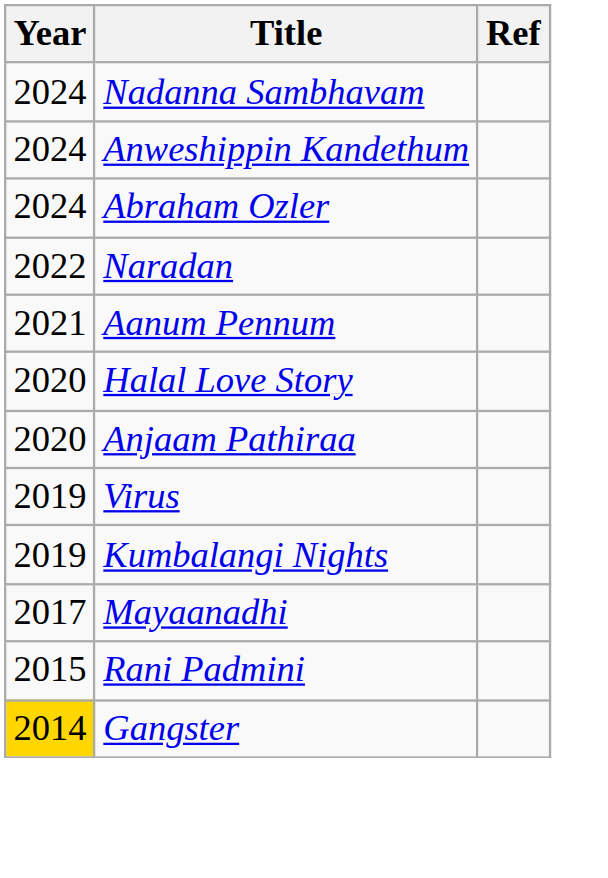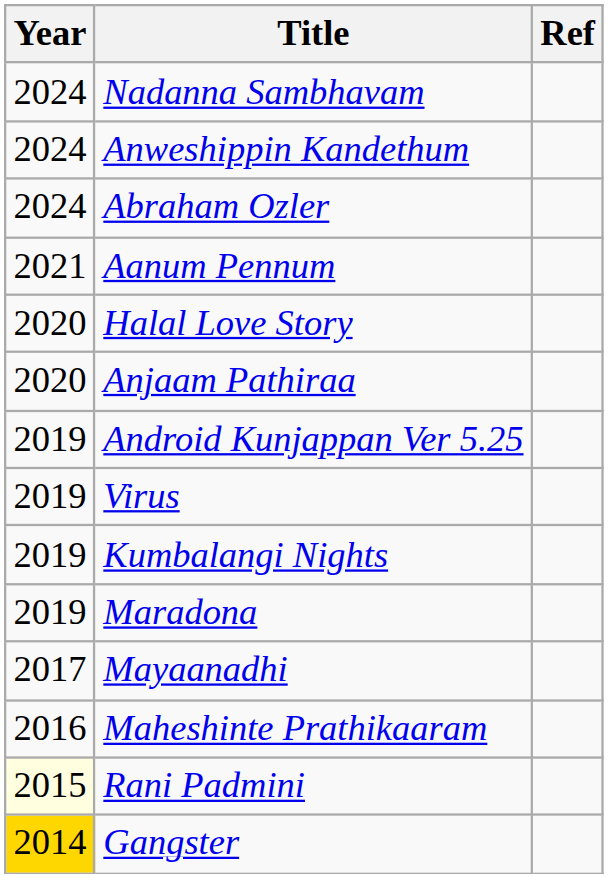- row: (168, 264)
+ row: (313, 438)
+ row: (180, 611)
+ row: (295, 727)
(50, 669) no background -> (50, 785) lightyellow background
